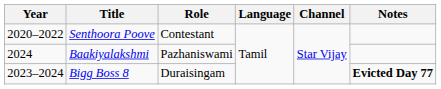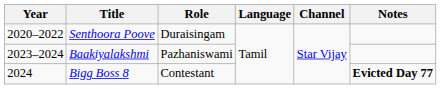(187, 34) Contestant -> (193, 34) Duraisingam
(20, 53) 2024 -> (35, 53) 2023–2024
(35, 73) 2023–2024 -> (20, 73) 2024
(193, 73) Duraisingam -> (187, 73) Contestant
